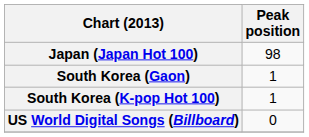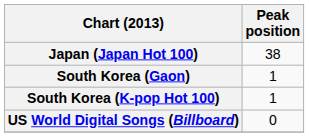(273, 53) 98 -> (273, 53) 38
